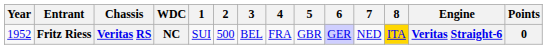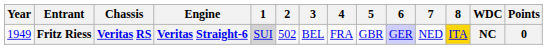columns swapped: (457, 14) <-> (172, 14)
(19, 34) 1952 -> (19, 34) 1949
(201, 34) no background -> (263, 34) lightgrey background
(226, 34) 500 -> (287, 34) 502
